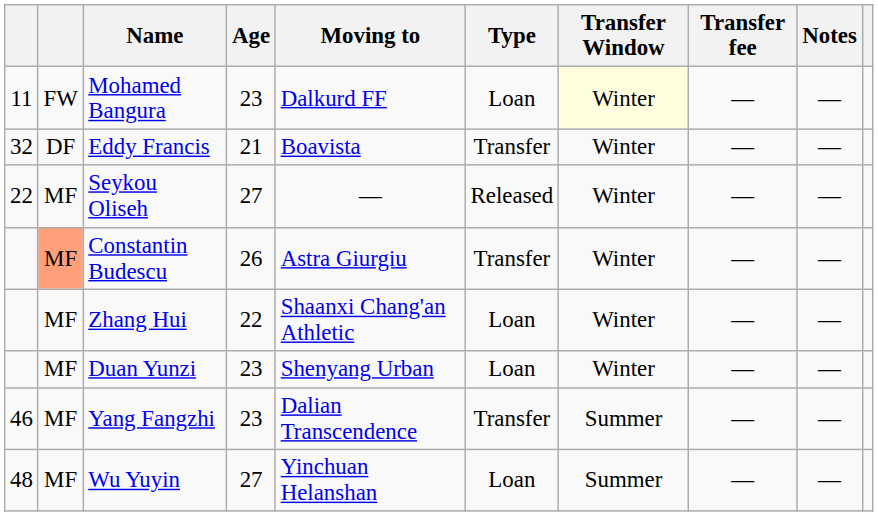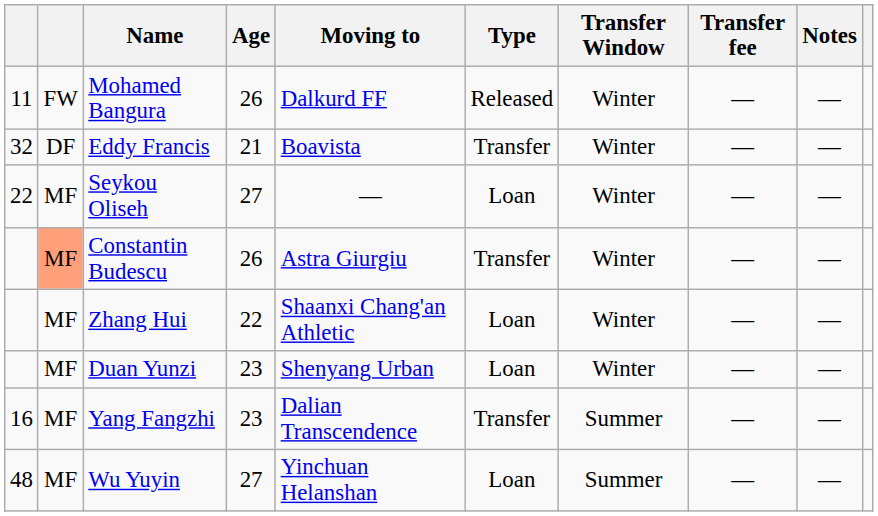(251, 97) 23 -> (251, 97) 26
(512, 97) Loan -> (512, 97) Released
(623, 97) lightyellow background -> (623, 97) no background
(512, 195) Released -> (512, 195) Loan
(21, 418) 46 -> (21, 418) 16
